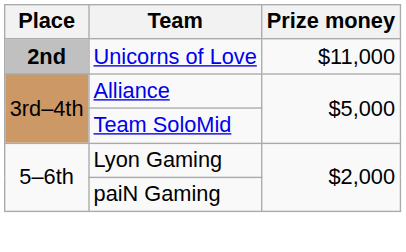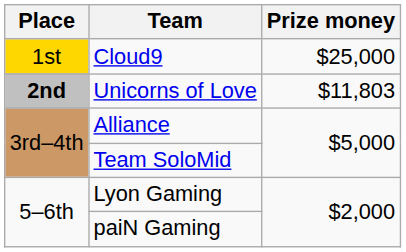+ row: (128, 56)
(357, 56) $11,000 -> (357, 90) $11,803
